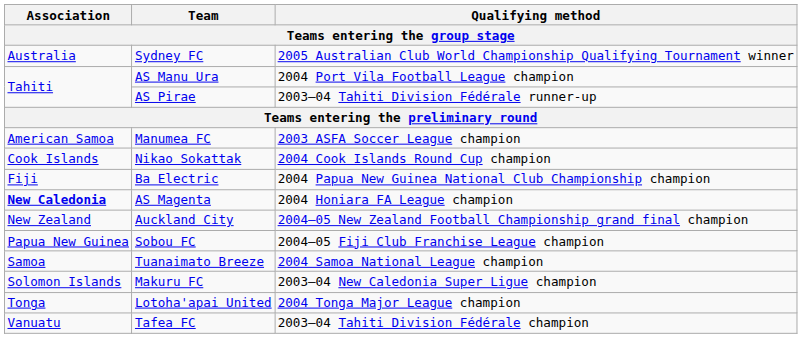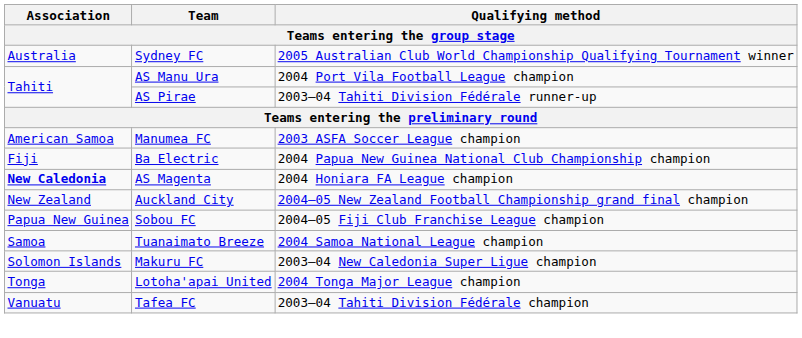- row: (188, 159)
